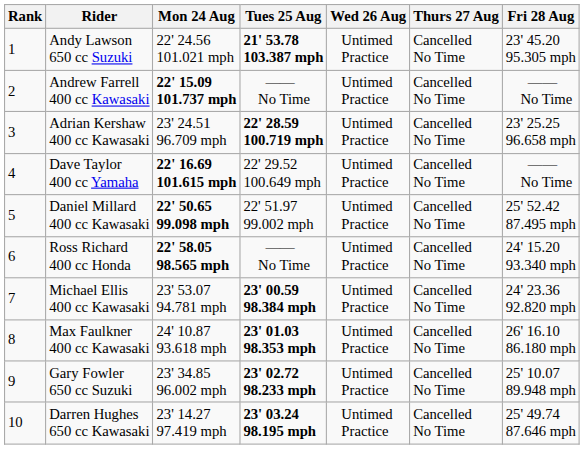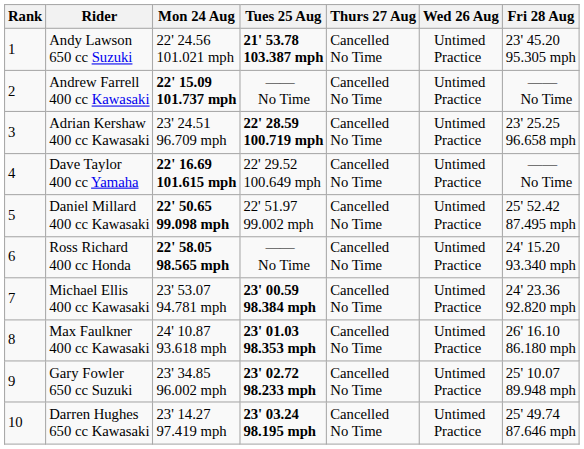columns swapped: (368, 16) <-> (456, 16)
